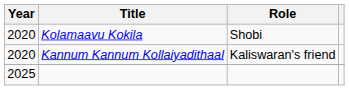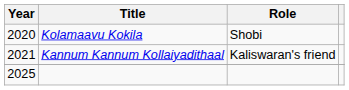(21, 54) 2020 -> (21, 54) 2021
